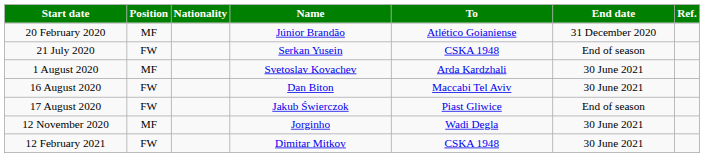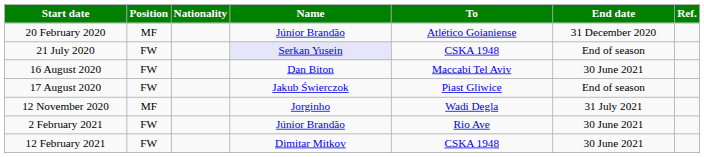(310, 51) no background -> (310, 51) lavender background
- row: (66, 69)
(613, 125) 30 June 2021 -> (613, 106) 31 July 2021
+ row: (66, 125)
